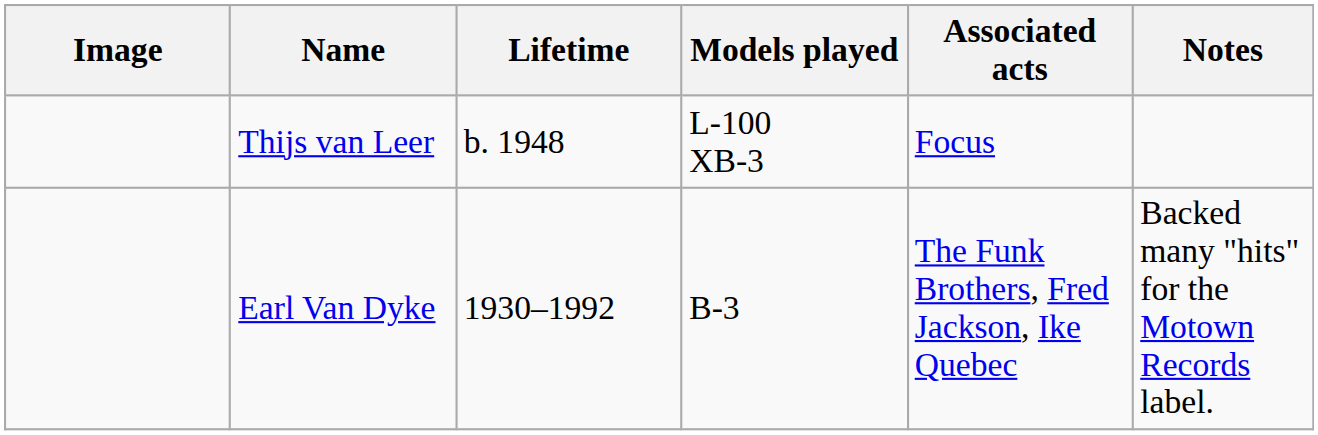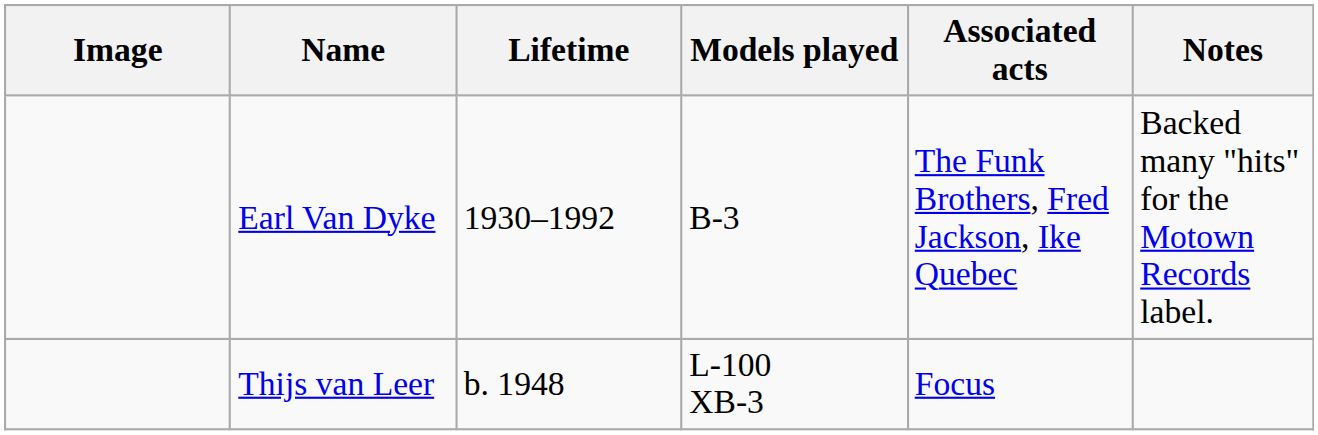rows swapped: (337, 307) <-> (336, 141)
